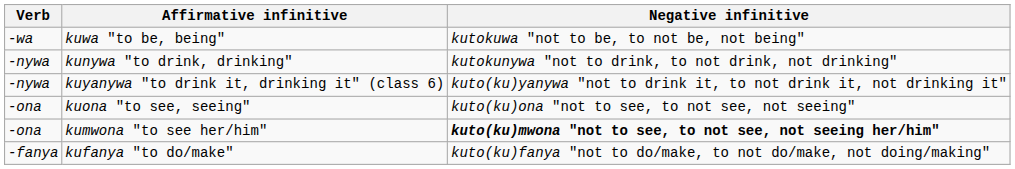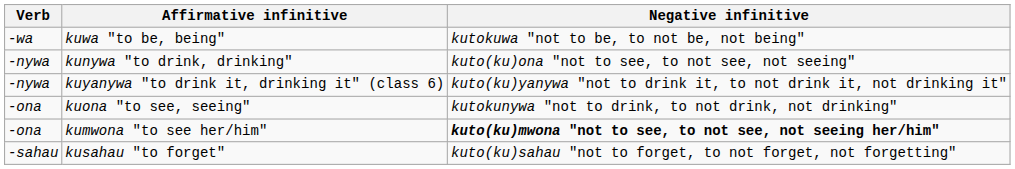(674, 62) kutokunywa "not to drink, to not drink, not drinking" -> (653, 62) kuto(ku)ona "not to see, to not see, not seeing"
(653, 108) kuto(ku)ona "not to see, to not see, not seeing" -> (674, 108) kutokunywa "not to drink, to not drink, not drinking"
- row: (149, 153)
+ row: (145, 153)
